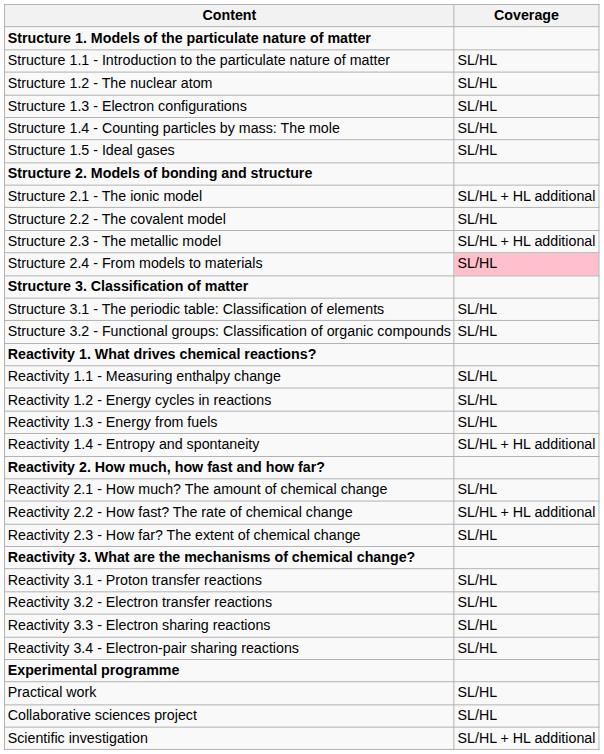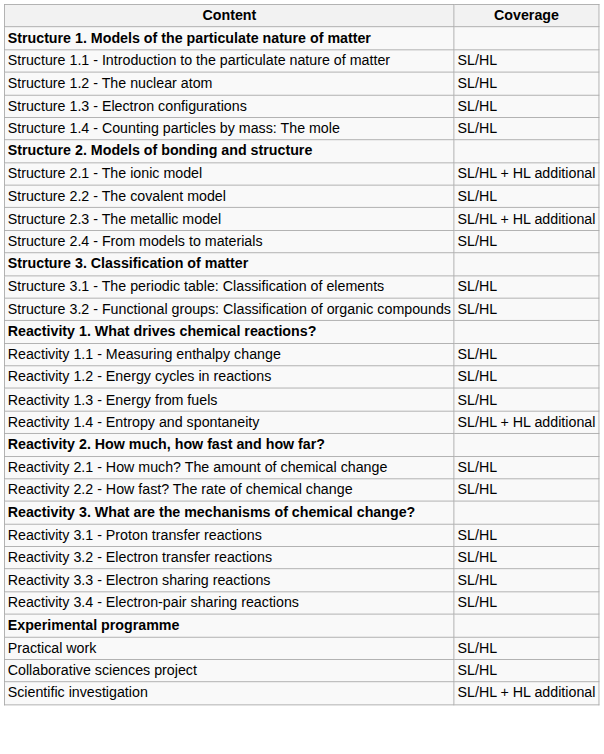- row: (91, 151)
(477, 264) pink background -> (477, 241) no background
(526, 512) SL/HL + HL additional -> (477, 490) SL/HL
- row: (184, 535)
